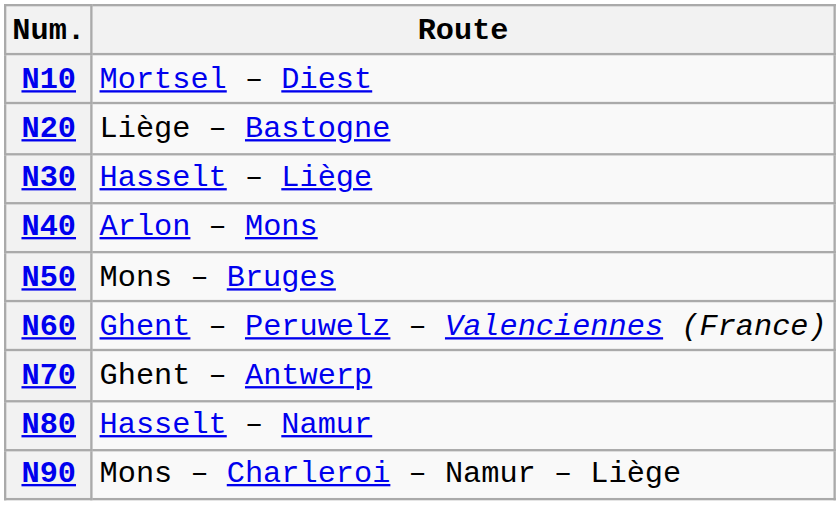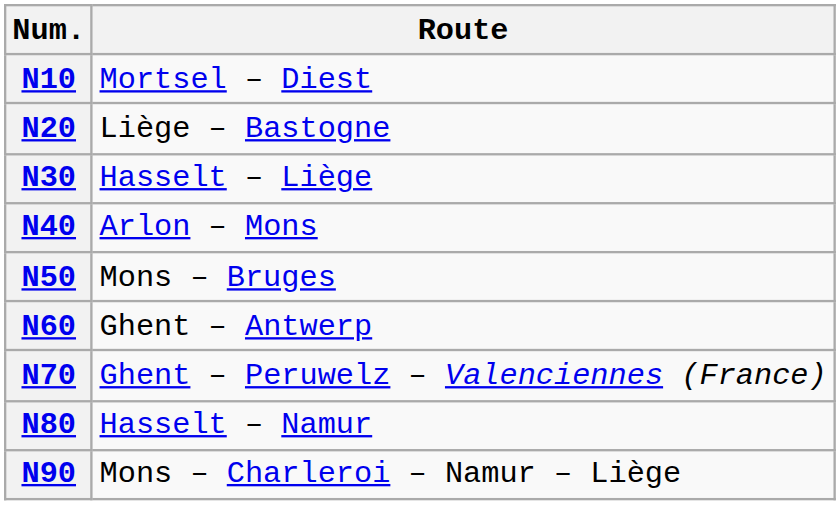(463, 326) Ghent – Peruwelz – Valenciennes (France) -> (236, 326) Ghent – Antwerp
(236, 375) Ghent – Antwerp -> (463, 375) Ghent – Peruwelz – Valenciennes (France)
